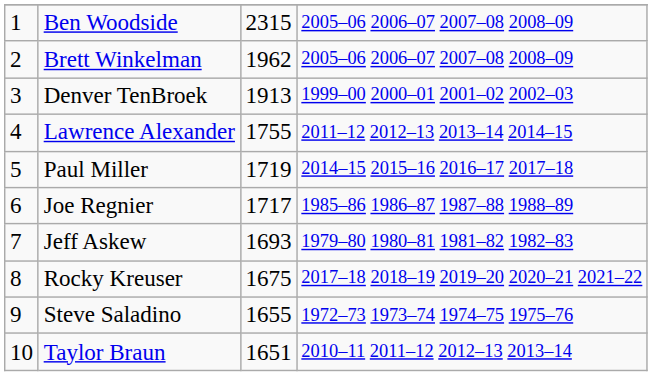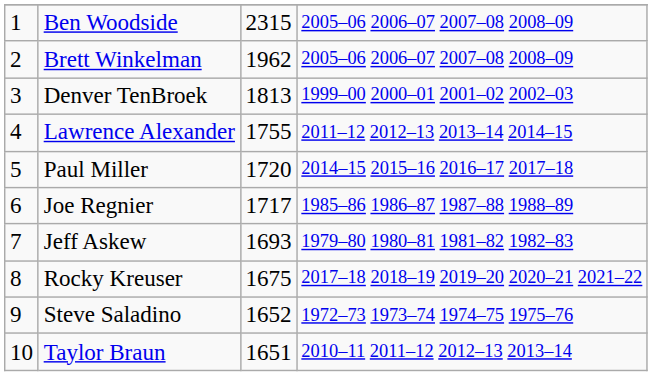(269, 95) 1913 -> (269, 95) 1813
(269, 168) 1719 -> (269, 168) 1720
(269, 315) 1655 -> (269, 315) 1652
